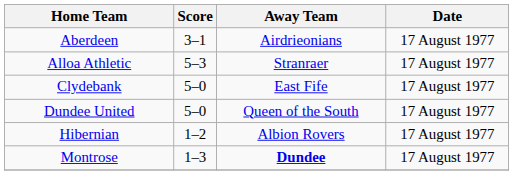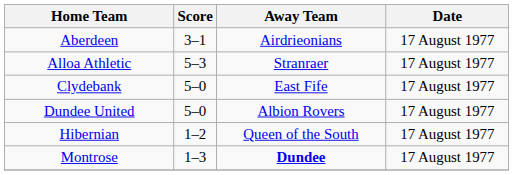(301, 110) Queen of the South -> (301, 110) Albion Rovers
(301, 134) Albion Rovers -> (301, 134) Queen of the South
